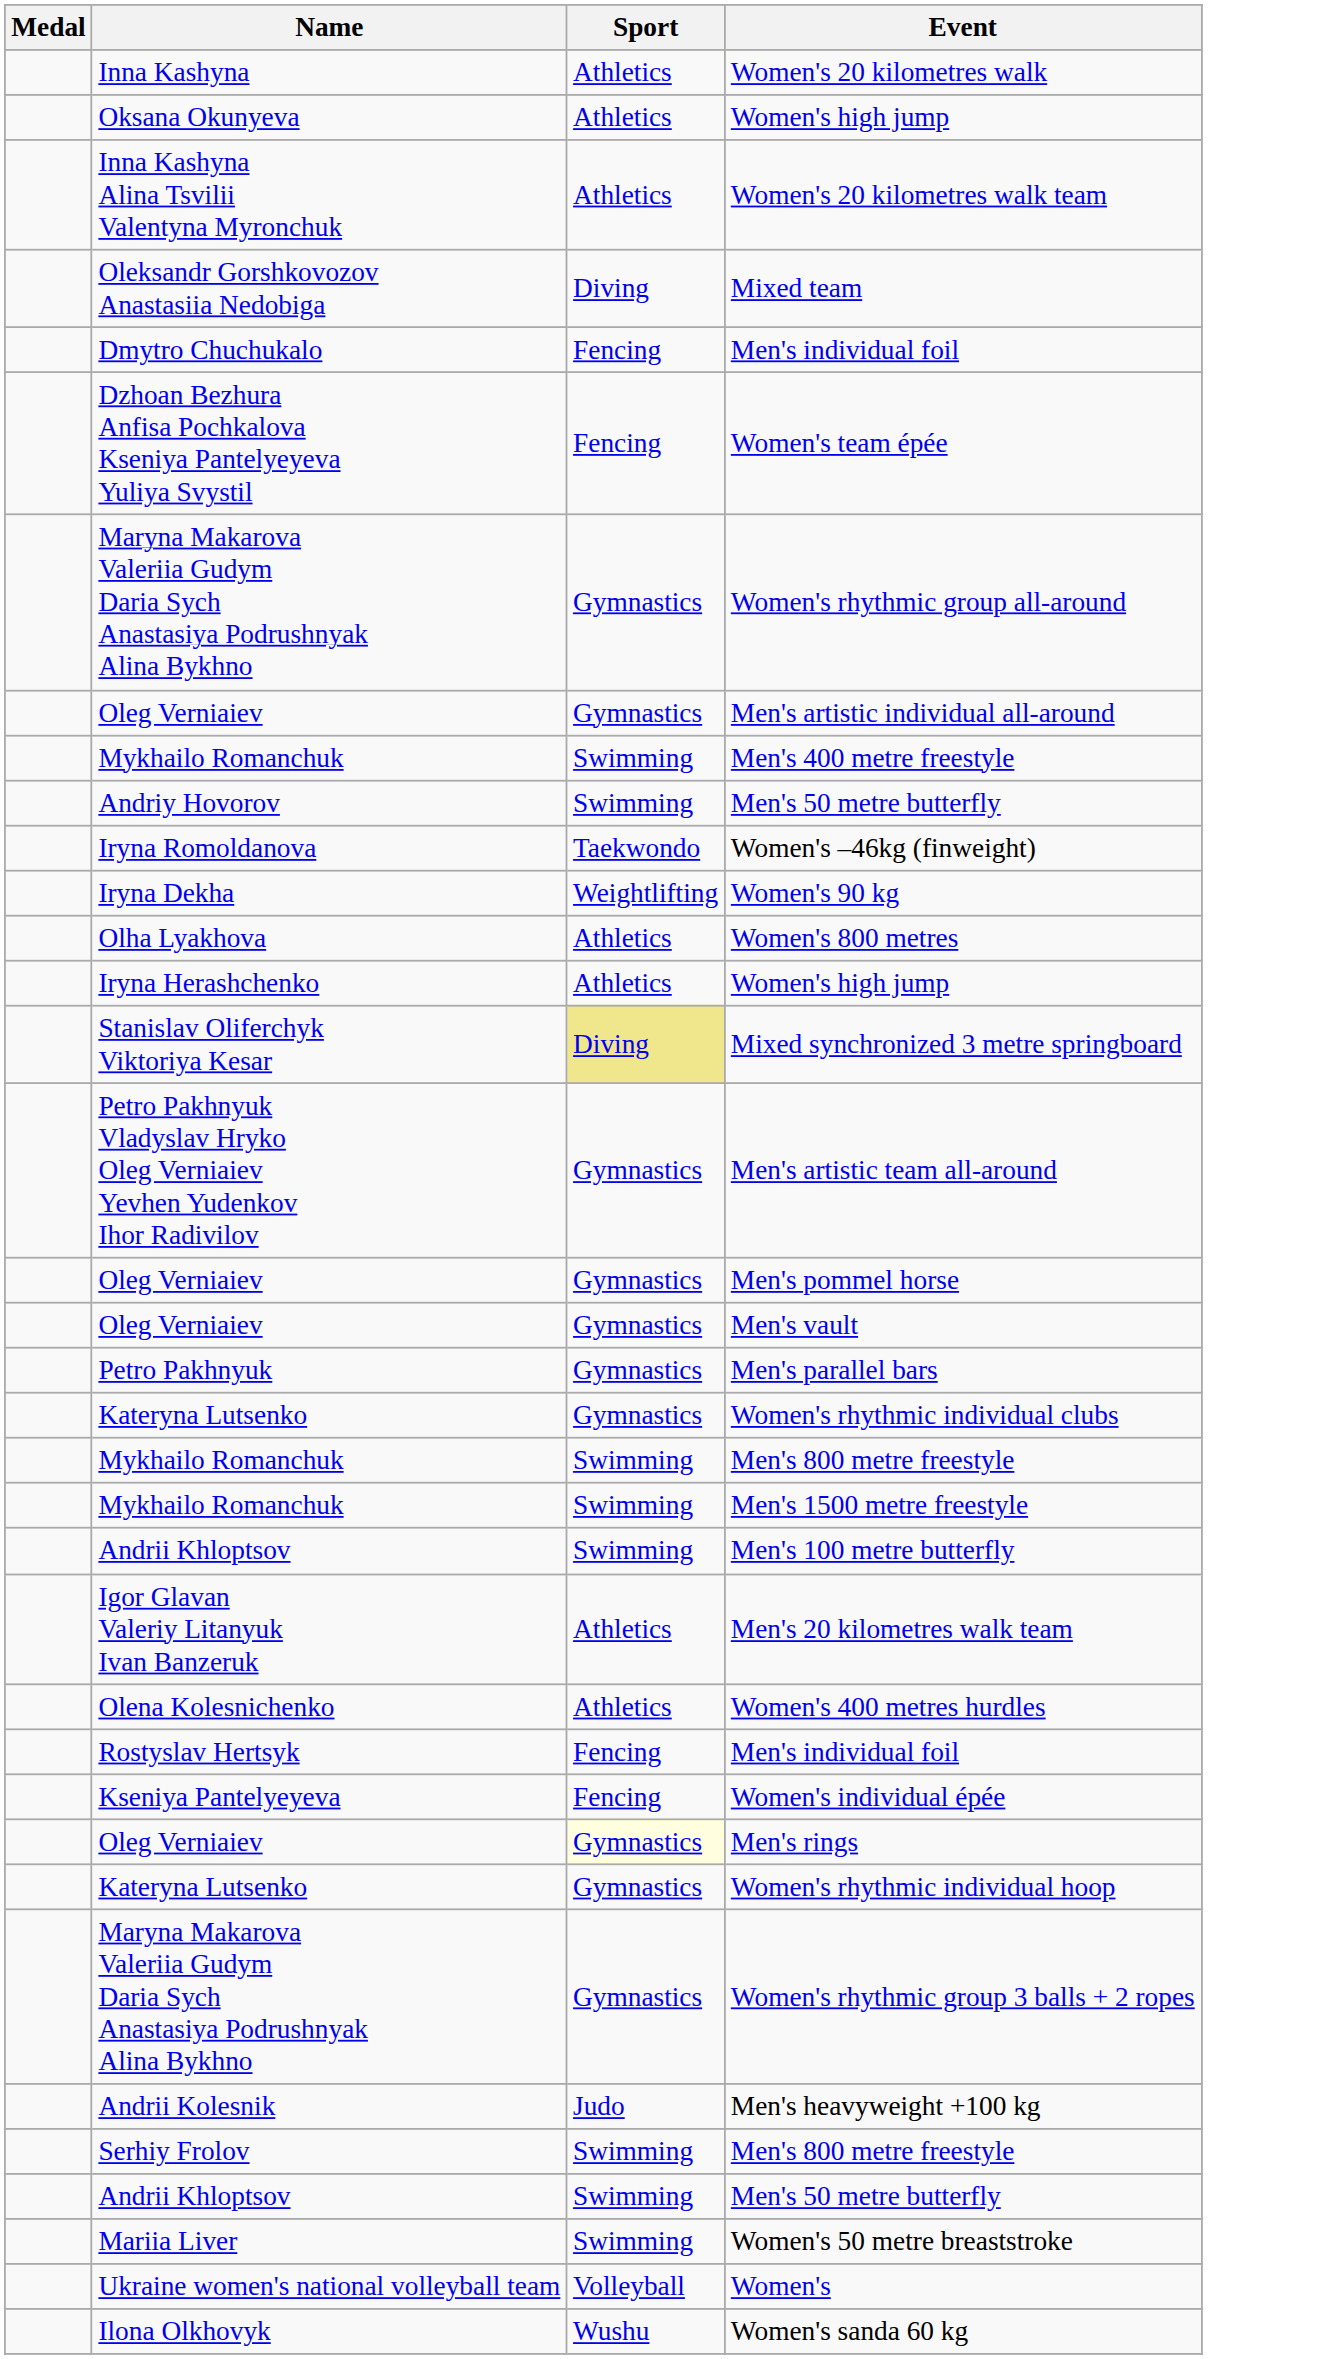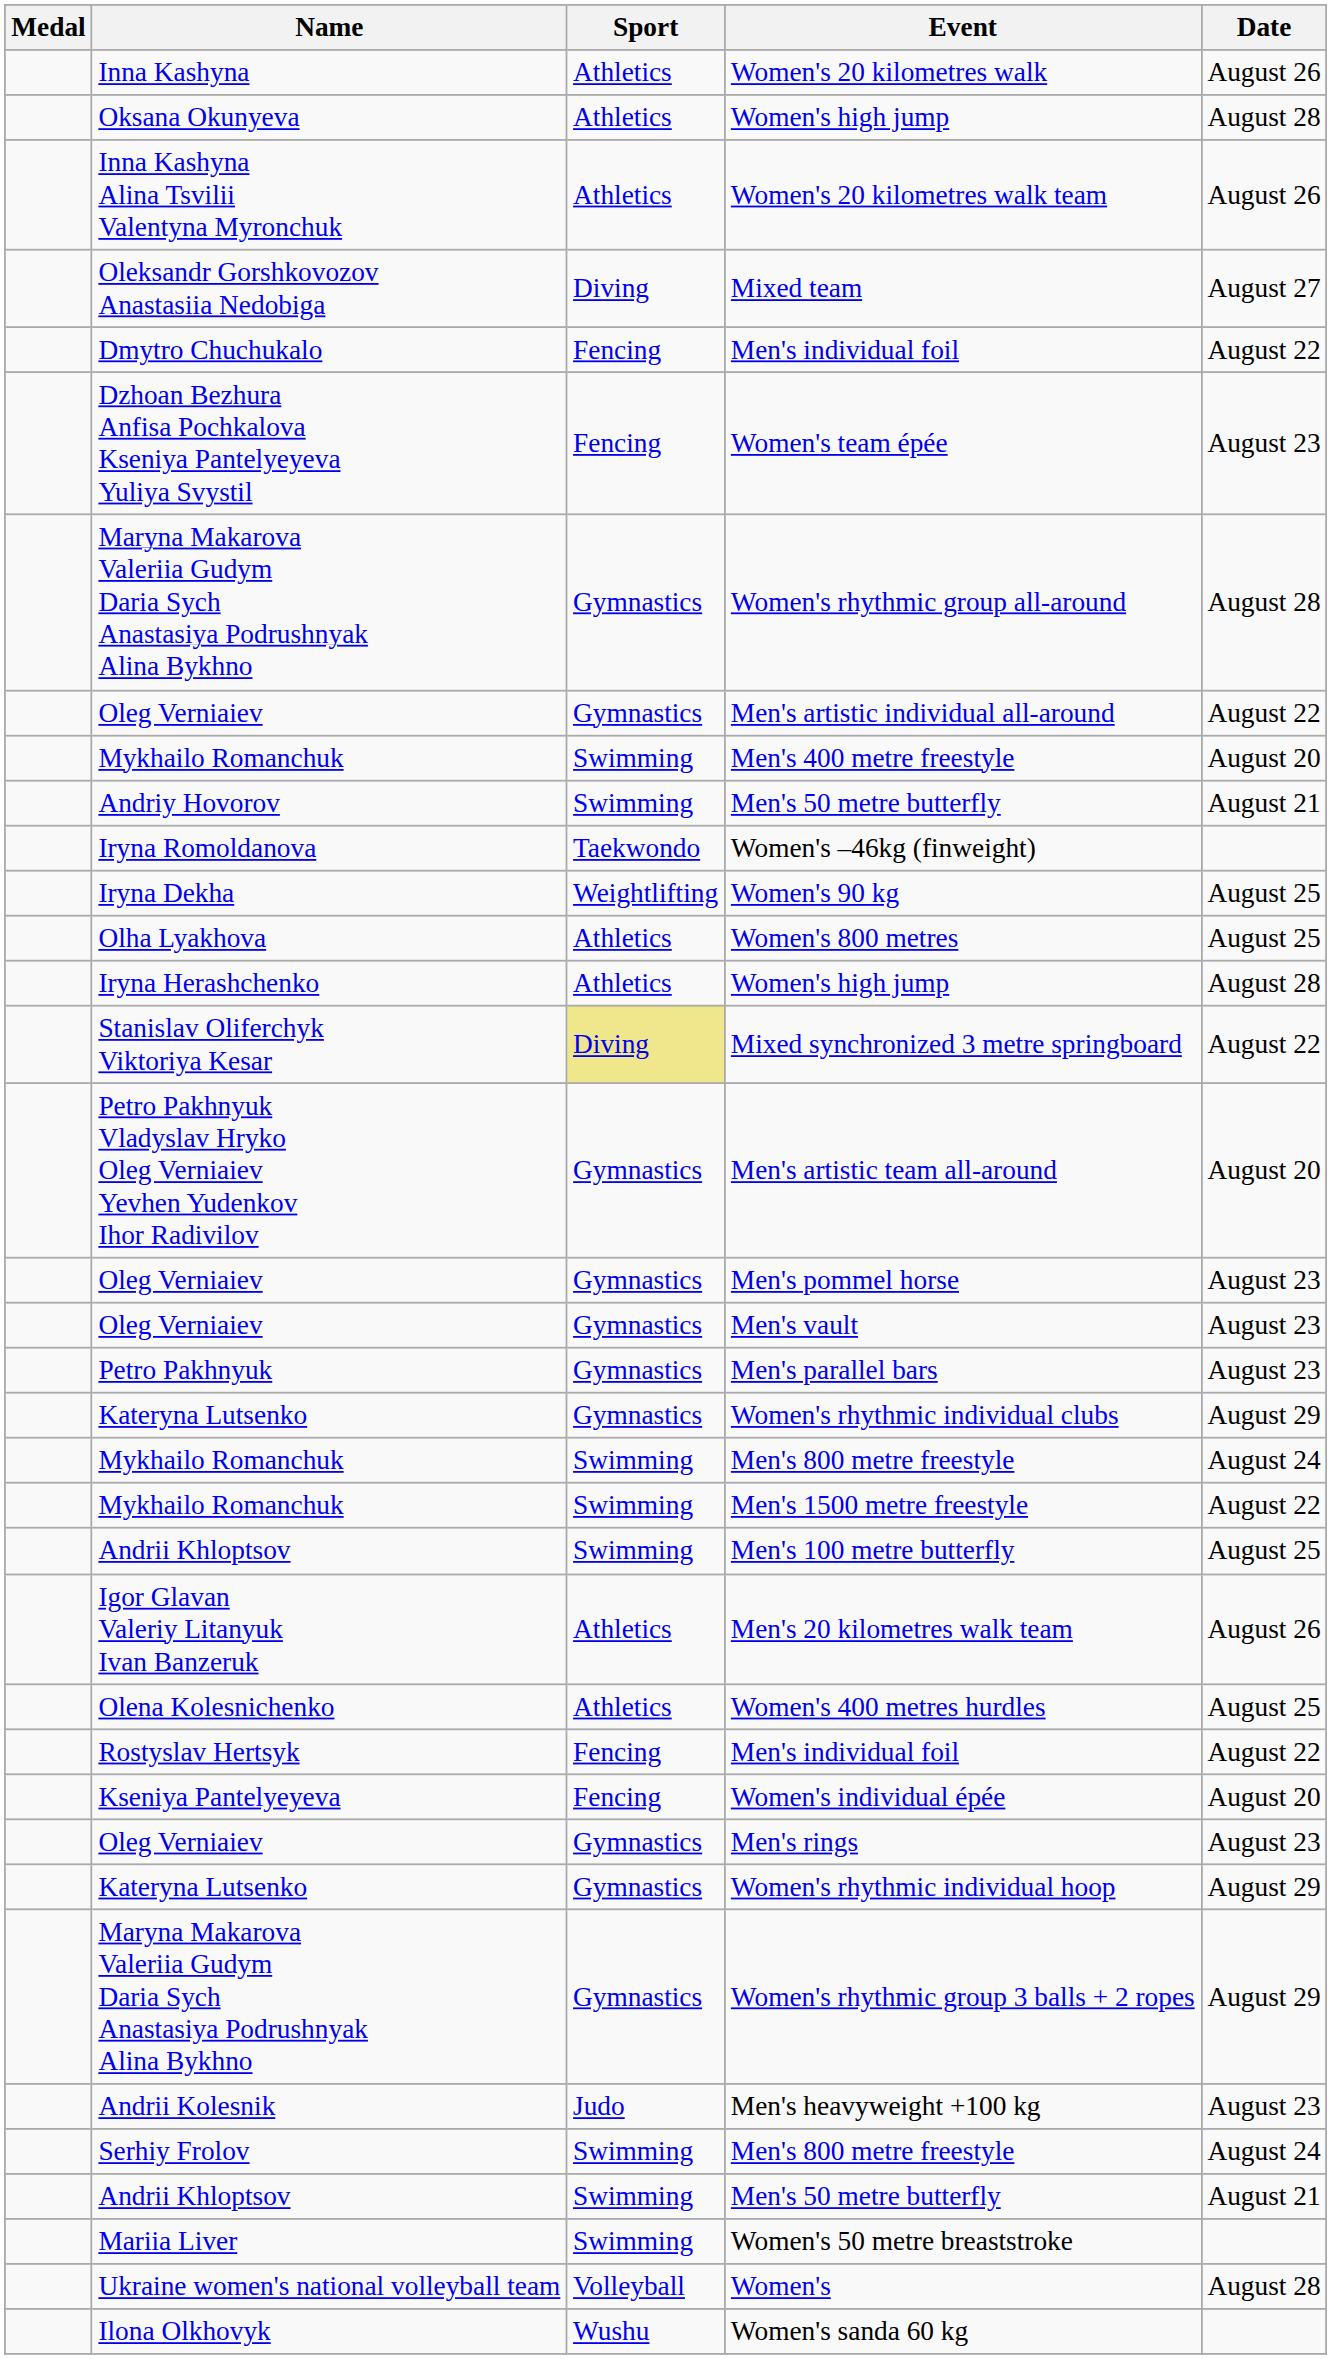+ column: (1264, 27)
(638, 1841) lightyellow background -> (638, 1841) no background
